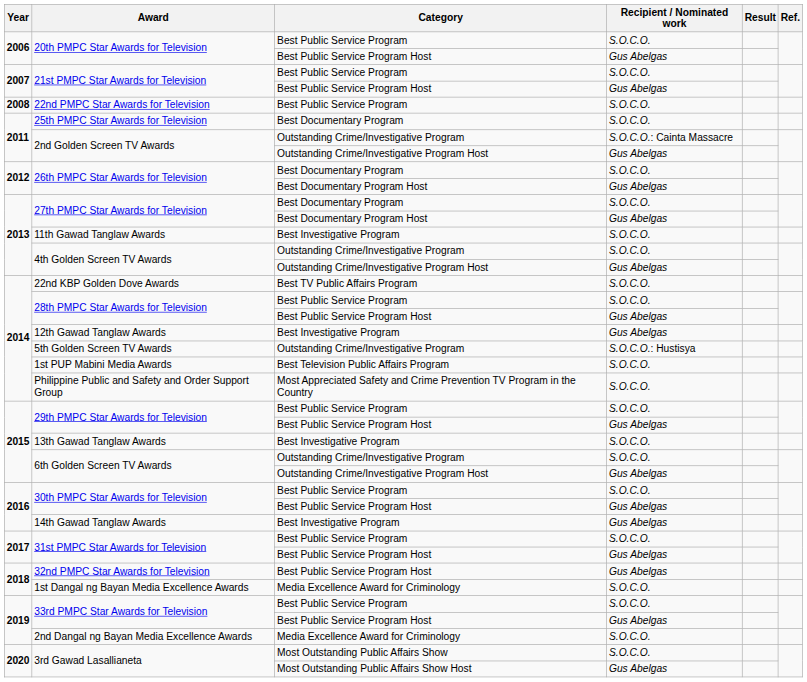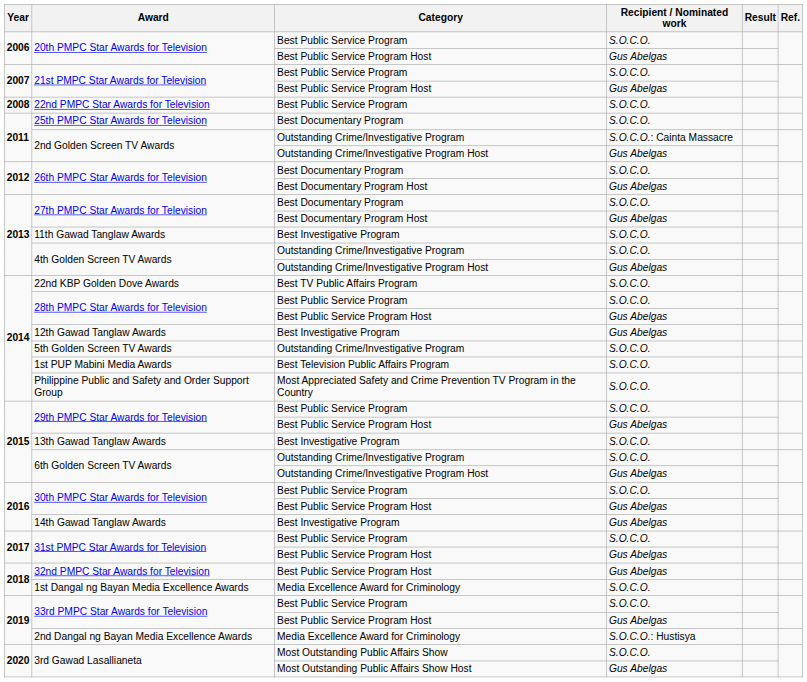(652, 348) S.O.C.O.: Hustisya -> (630, 348) S.O.C.O.
(630, 636) S.O.C.O. -> (652, 636) S.O.C.O.: Hustisya
